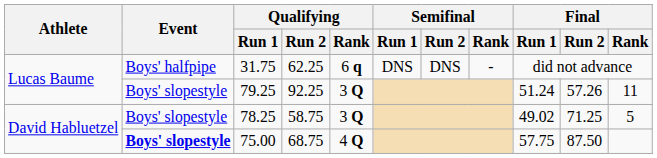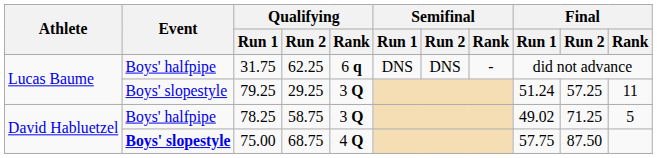(306, 91) 92.25 -> (306, 91) 29.25
(584, 91) 57.26 -> (584, 91) 57.25
(176, 116) Boys' slopestyle -> (171, 116) Boys' halfpipe
